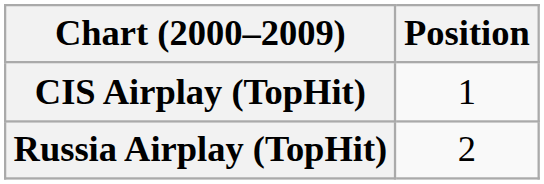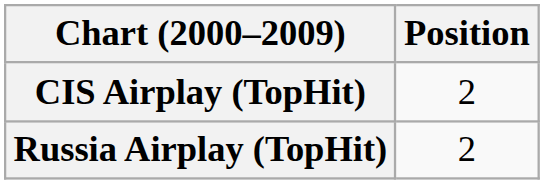(467, 91) 1 -> (467, 91) 2
